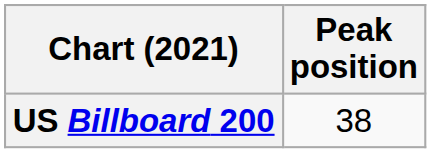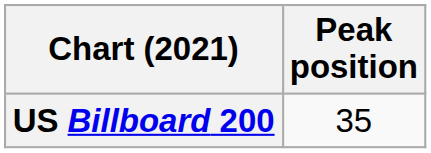(354, 119) 38 -> (354, 119) 35
